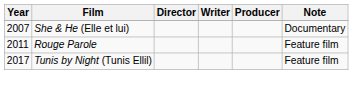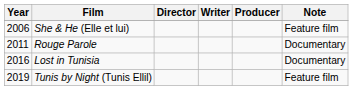(18, 28) 2007 -> (18, 28) 2006
(315, 28) Documentary -> (312, 28) Feature film
(312, 45) Feature film -> (315, 45) Documentary
+ row: (67, 61)
(18, 61) 2017 -> (18, 77) 2019
